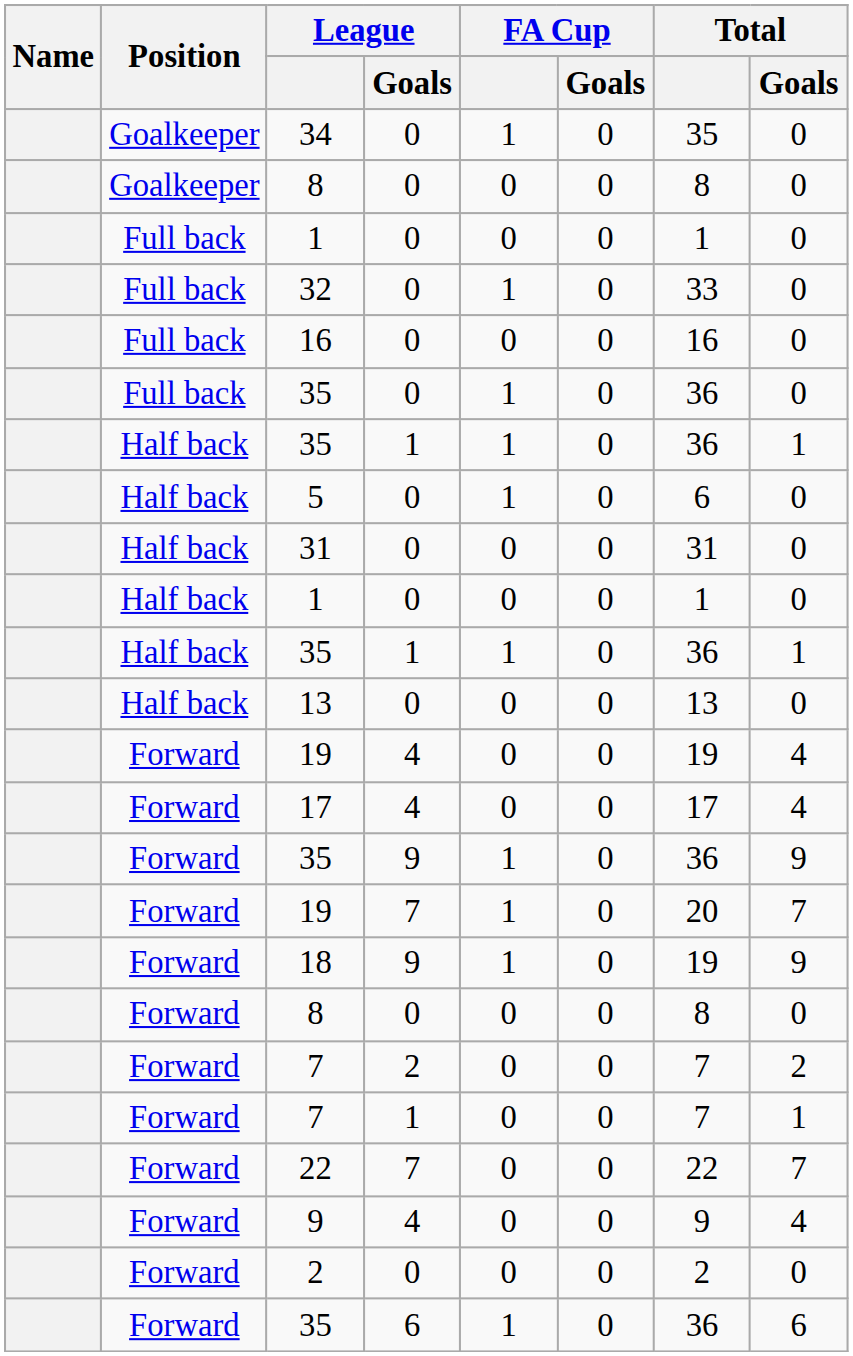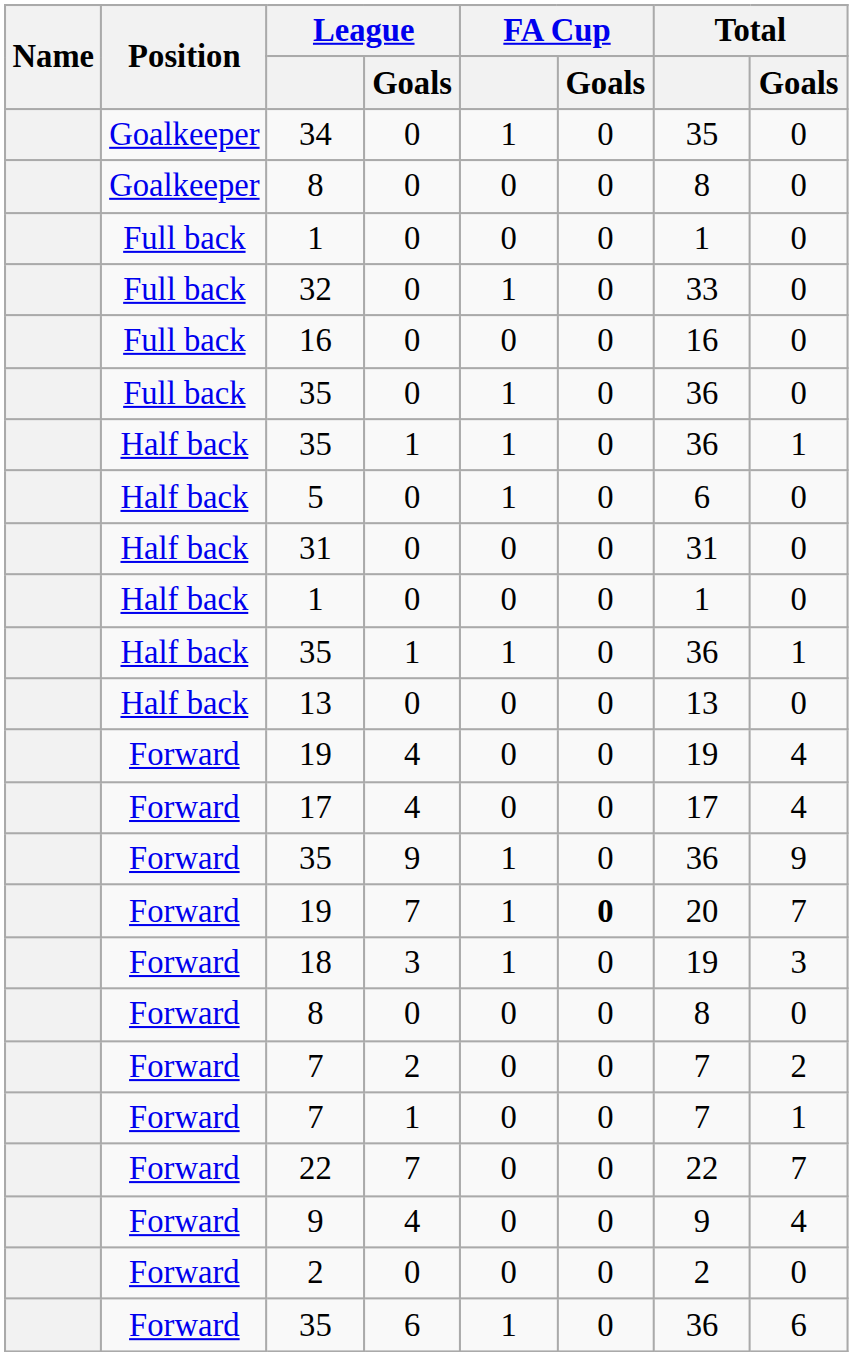(605, 910) normal -> (605, 910) bold
+ row: (315, 962)
- row: (315, 962)
